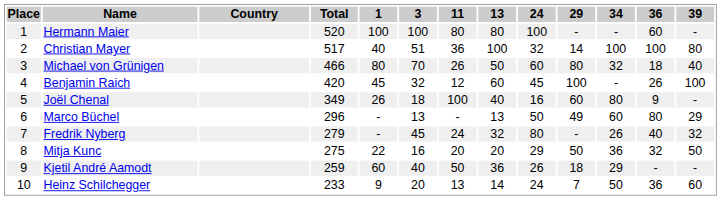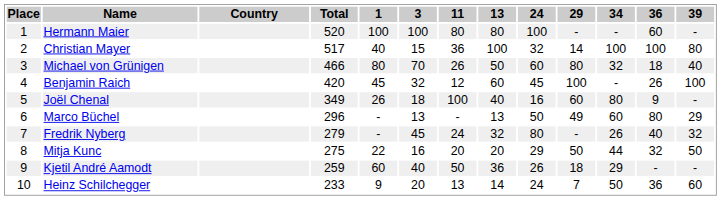(418, 49) 51 -> (418, 49) 15
(616, 151) 36 -> (616, 151) 44
